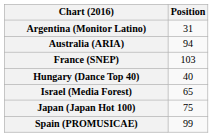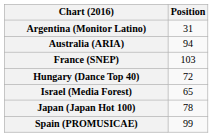(188, 76) 40 -> (188, 76) 72
(188, 108) 75 -> (188, 108) 78
